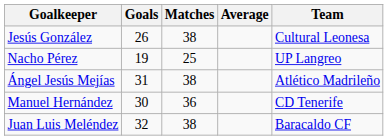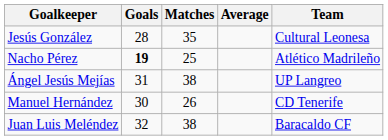(142, 37) 26 -> (142, 37) 28
(190, 37) 38 -> (190, 37) 35
(142, 59) normal -> (142, 59) bold
(308, 59) UP Langreo -> (328, 59) Atlético Madrileño
(328, 80) Atlético Madrileño -> (308, 80) UP Langreo
(190, 102) 36 -> (190, 102) 26
